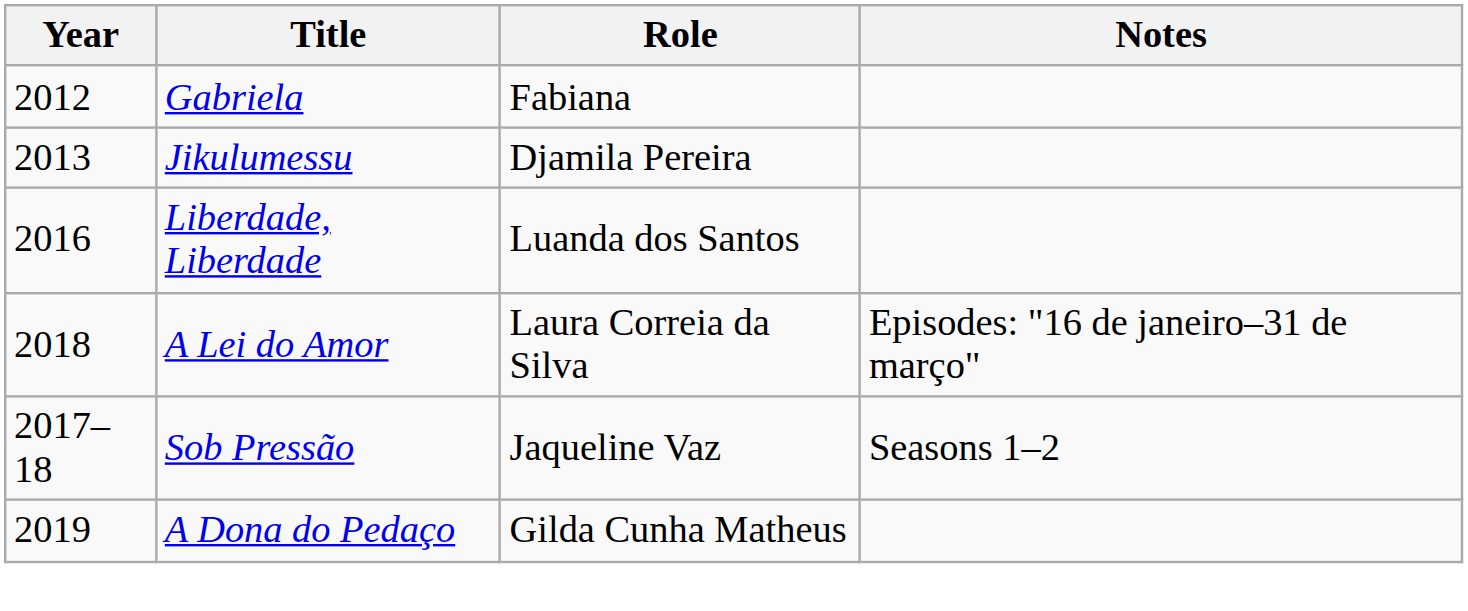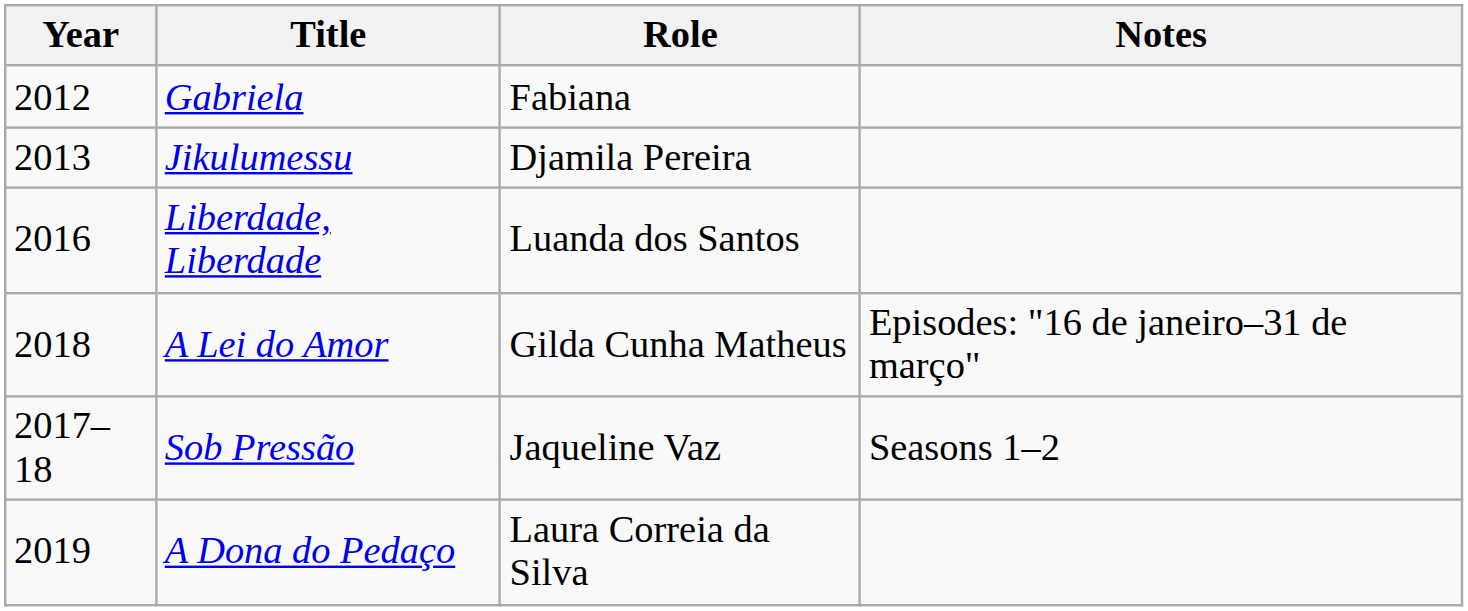(640, 343) Laura Correia da Silva -> (678, 343) Gilda Cunha Matheus
(678, 529) Gilda Cunha Matheus -> (640, 551) Laura Correia da Silva
